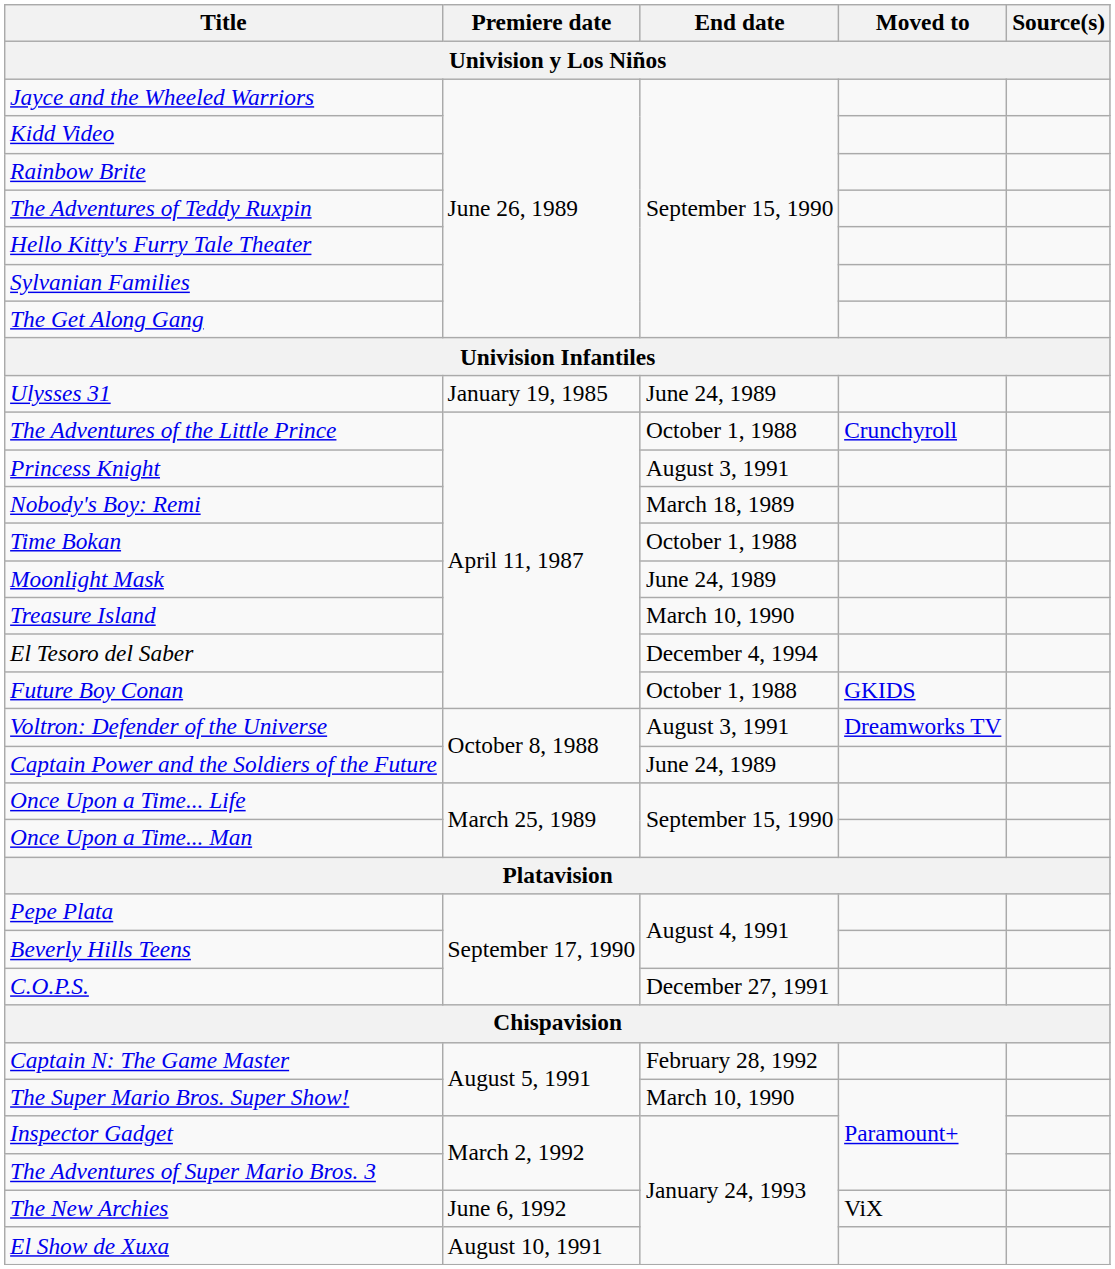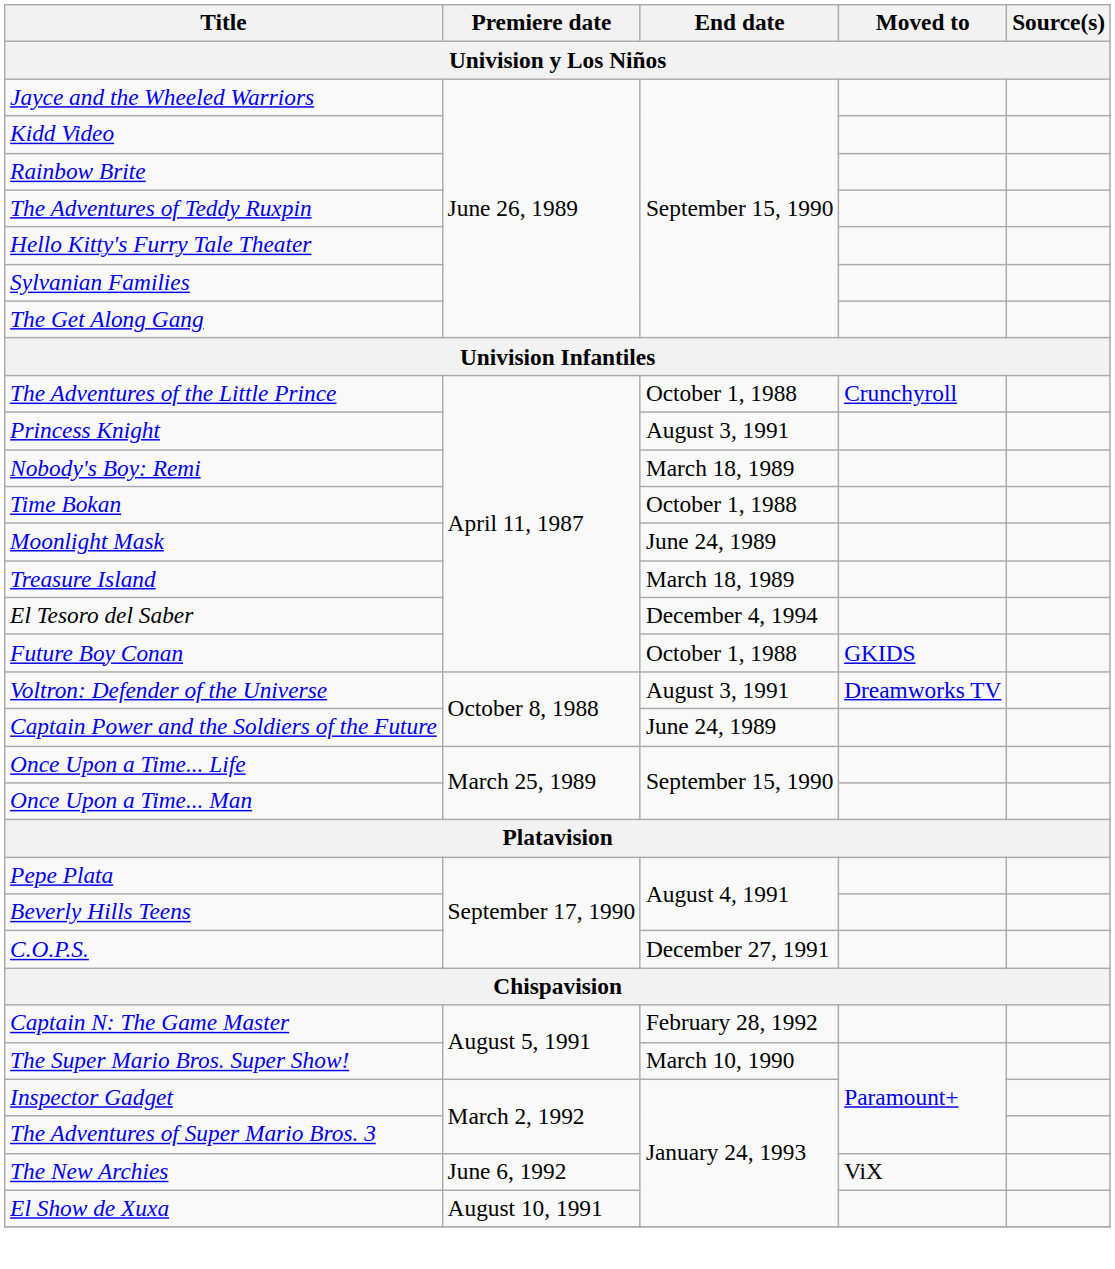- row: (60, 393)
(720, 615) March 10, 1990 -> (720, 578) March 18, 1989
